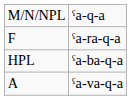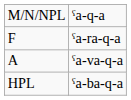rows swapped: (98, 83) <-> (98, 60)
